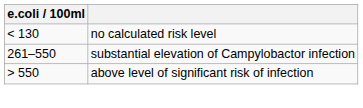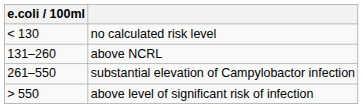+ row: (126, 53)
